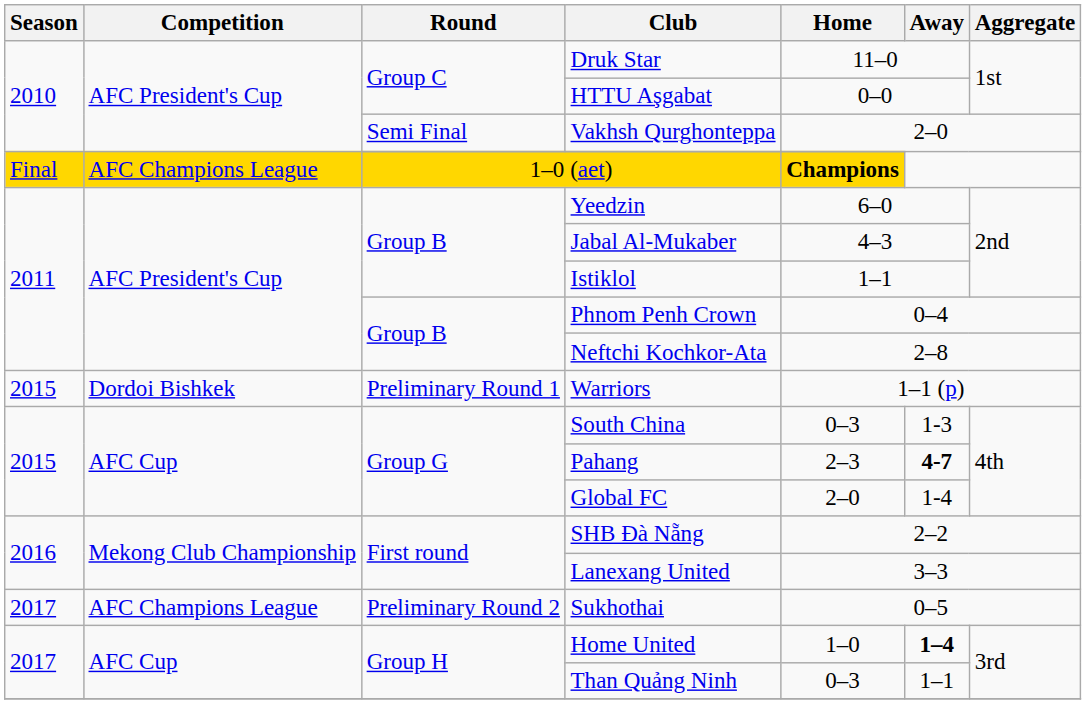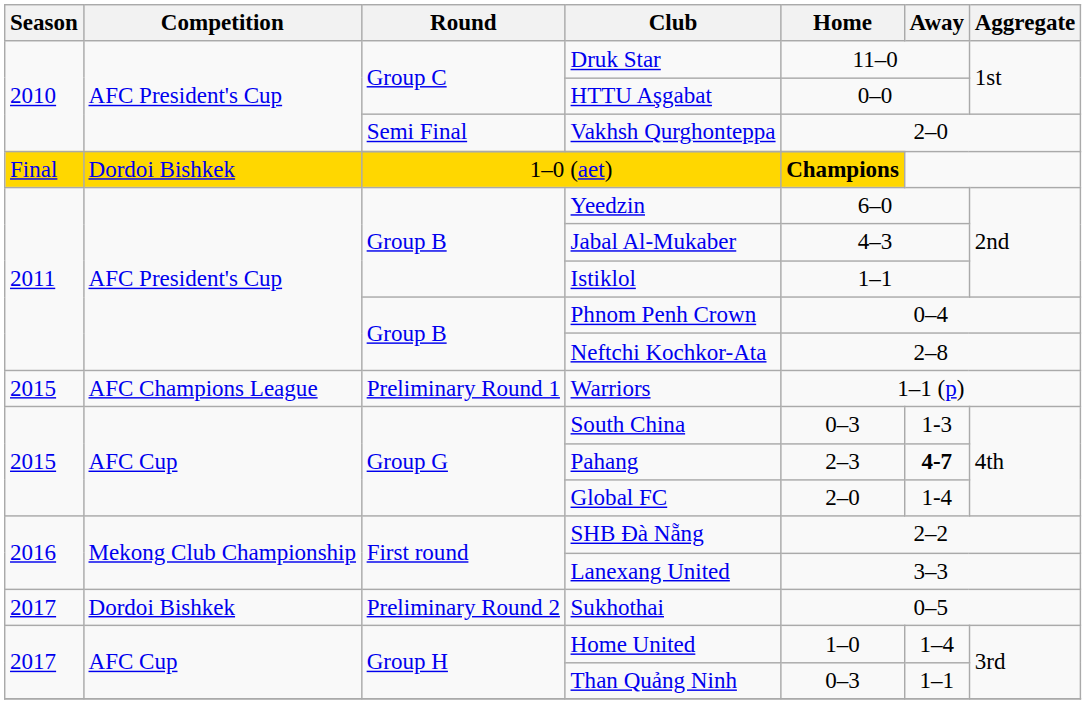(203, 168) AFC Champions League -> (162, 168) Dordoi Bishkek
(162, 388) Dordoi Bishkek -> (203, 388) AFC Champions League
(203, 607) AFC Champions League -> (162, 607) Dordoi Bishkek
(937, 643) bold -> (937, 643) normal
